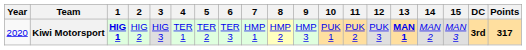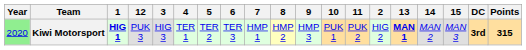columns swapped: (139, 11) <-> (379, 11)
(17, 32) no background -> (17, 32) lightgreen background
(505, 32) 317 -> (505, 32) 315
